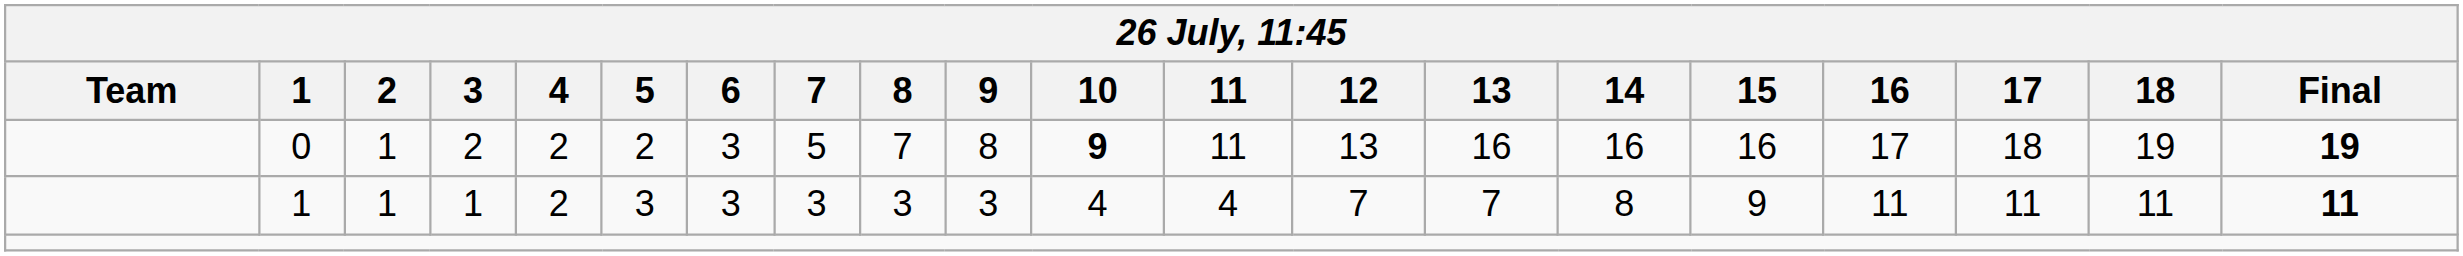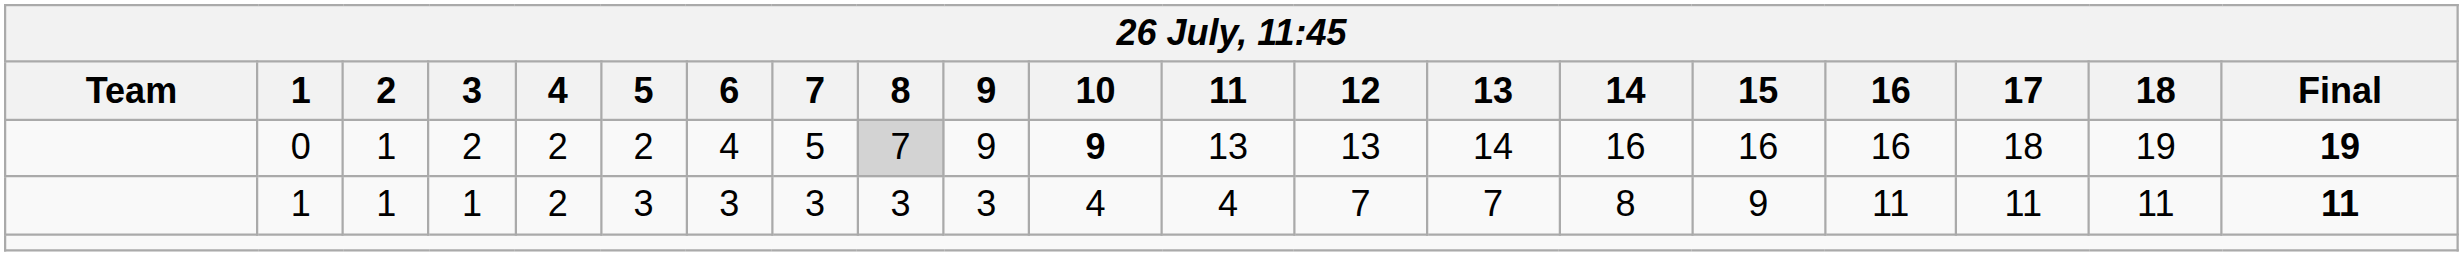(731, 147) 3 -> (729, 147) 4
(902, 147) no background -> (901, 147) lightgrey background
(988, 147) 8 -> (986, 147) 9
(1228, 147) 11 -> (1228, 147) 13
(1491, 147) 16 -> (1493, 147) 14
(1890, 147) 17 -> (1891, 147) 16
